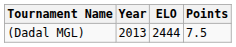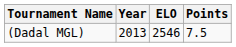(166, 33) 2444 -> (166, 33) 2546
